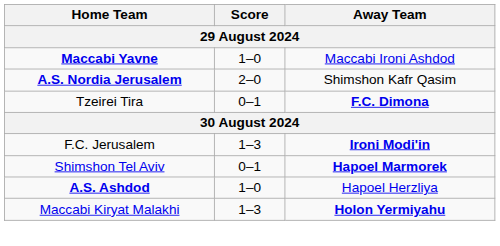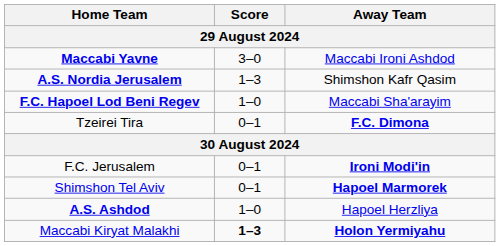(250, 58) 1–0 -> (250, 58) 3–0
(250, 79) 2–0 -> (250, 79) 1–3
+ row: (110, 101)
(250, 144) 1–3 -> (250, 166) 0–1
(250, 209) normal -> (250, 230) bold
